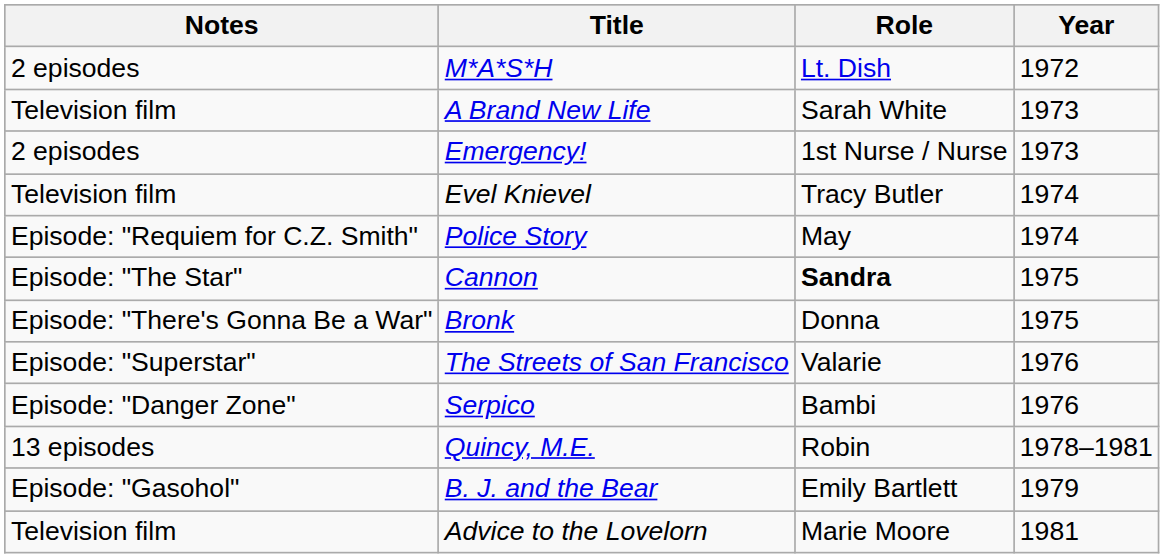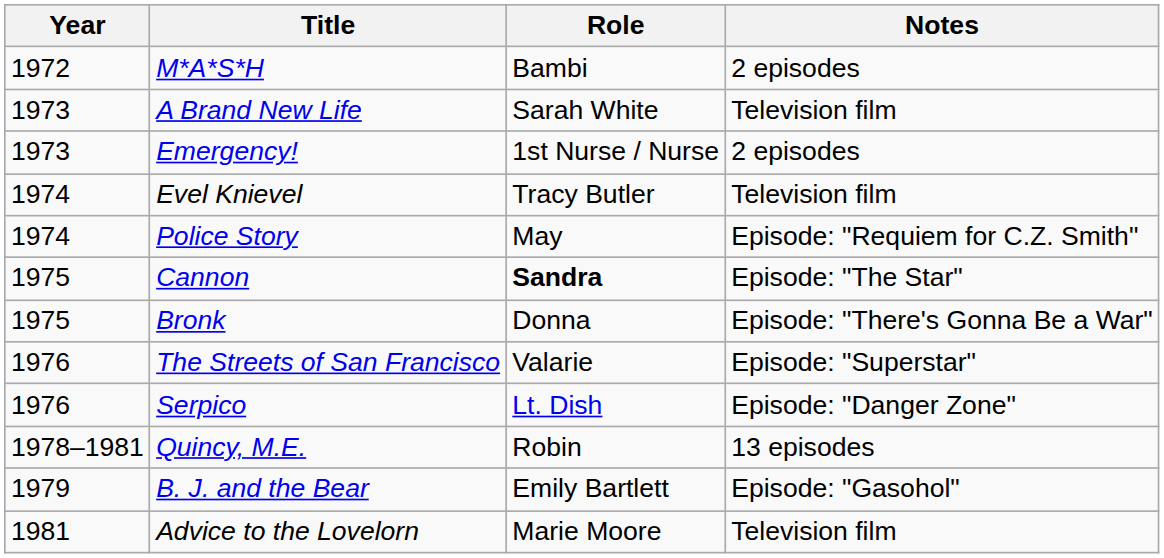columns swapped: (1086, 25) <-> (222, 25)
(846, 67) Lt. Dish -> (550, 67) Bambi
(839, 404) Bambi -> (557, 404) Lt. Dish
